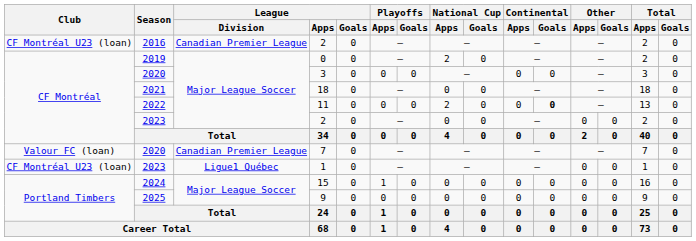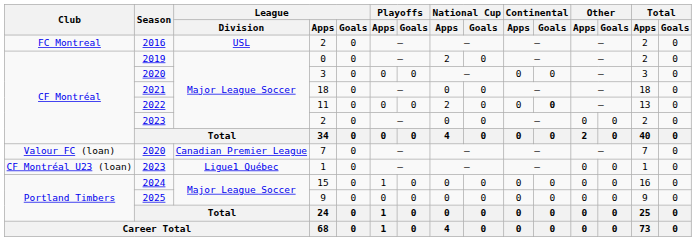(69, 43) CF Montréal U23 (loan) -> (69, 43) FC Montreal
(241, 43) Canadian Premier League -> (241, 43) USL
